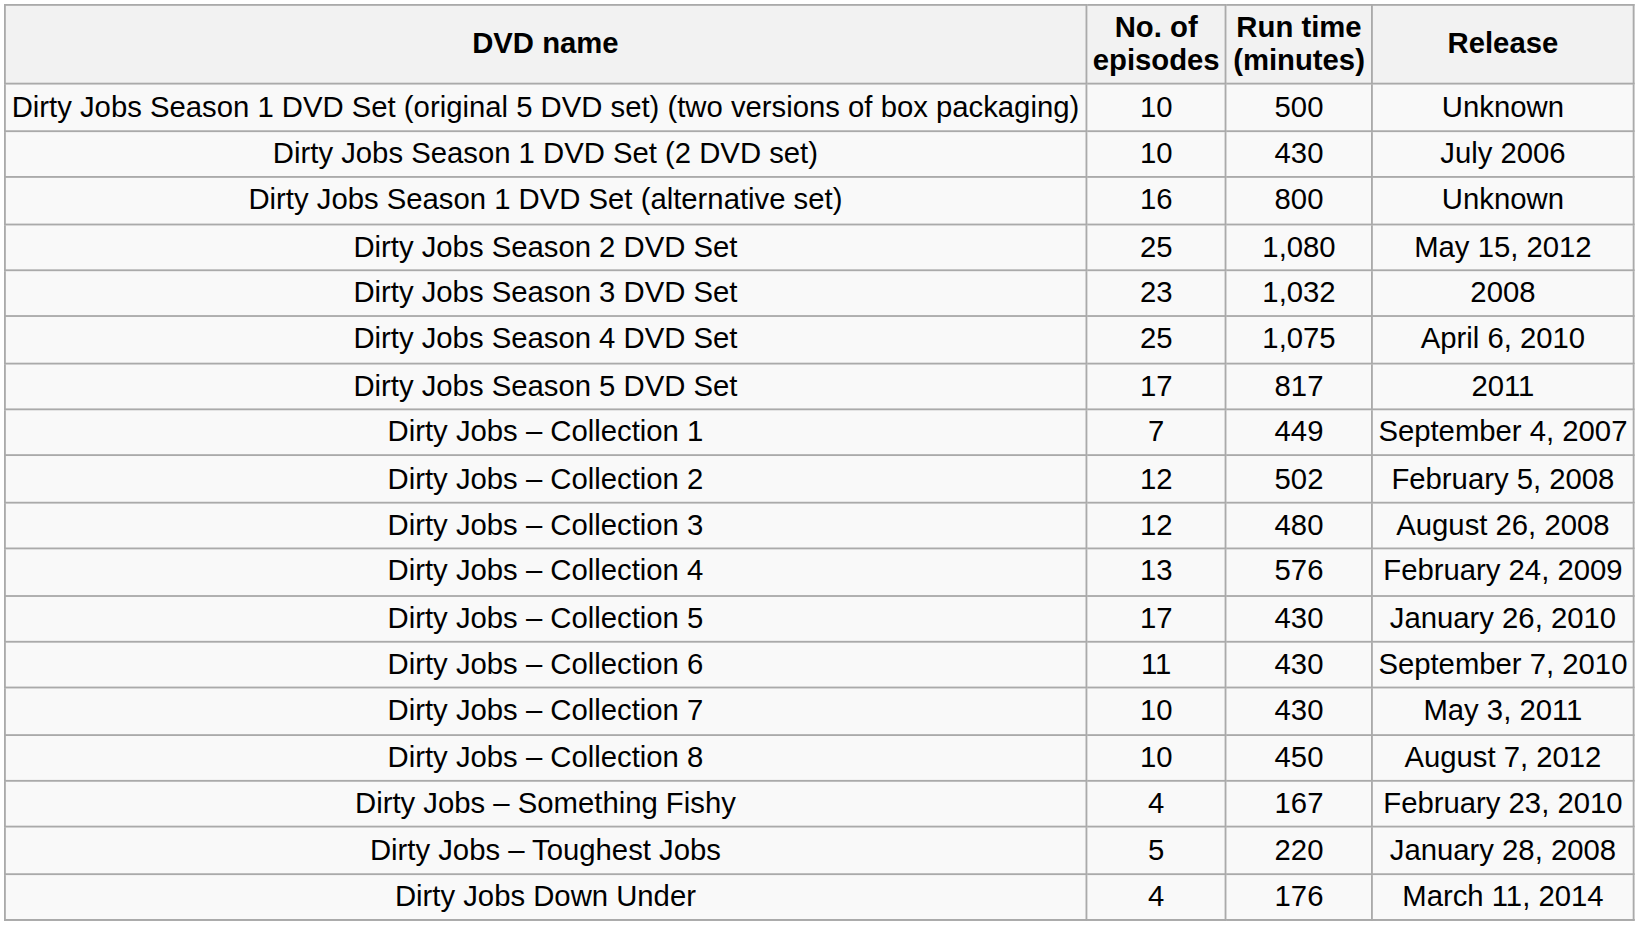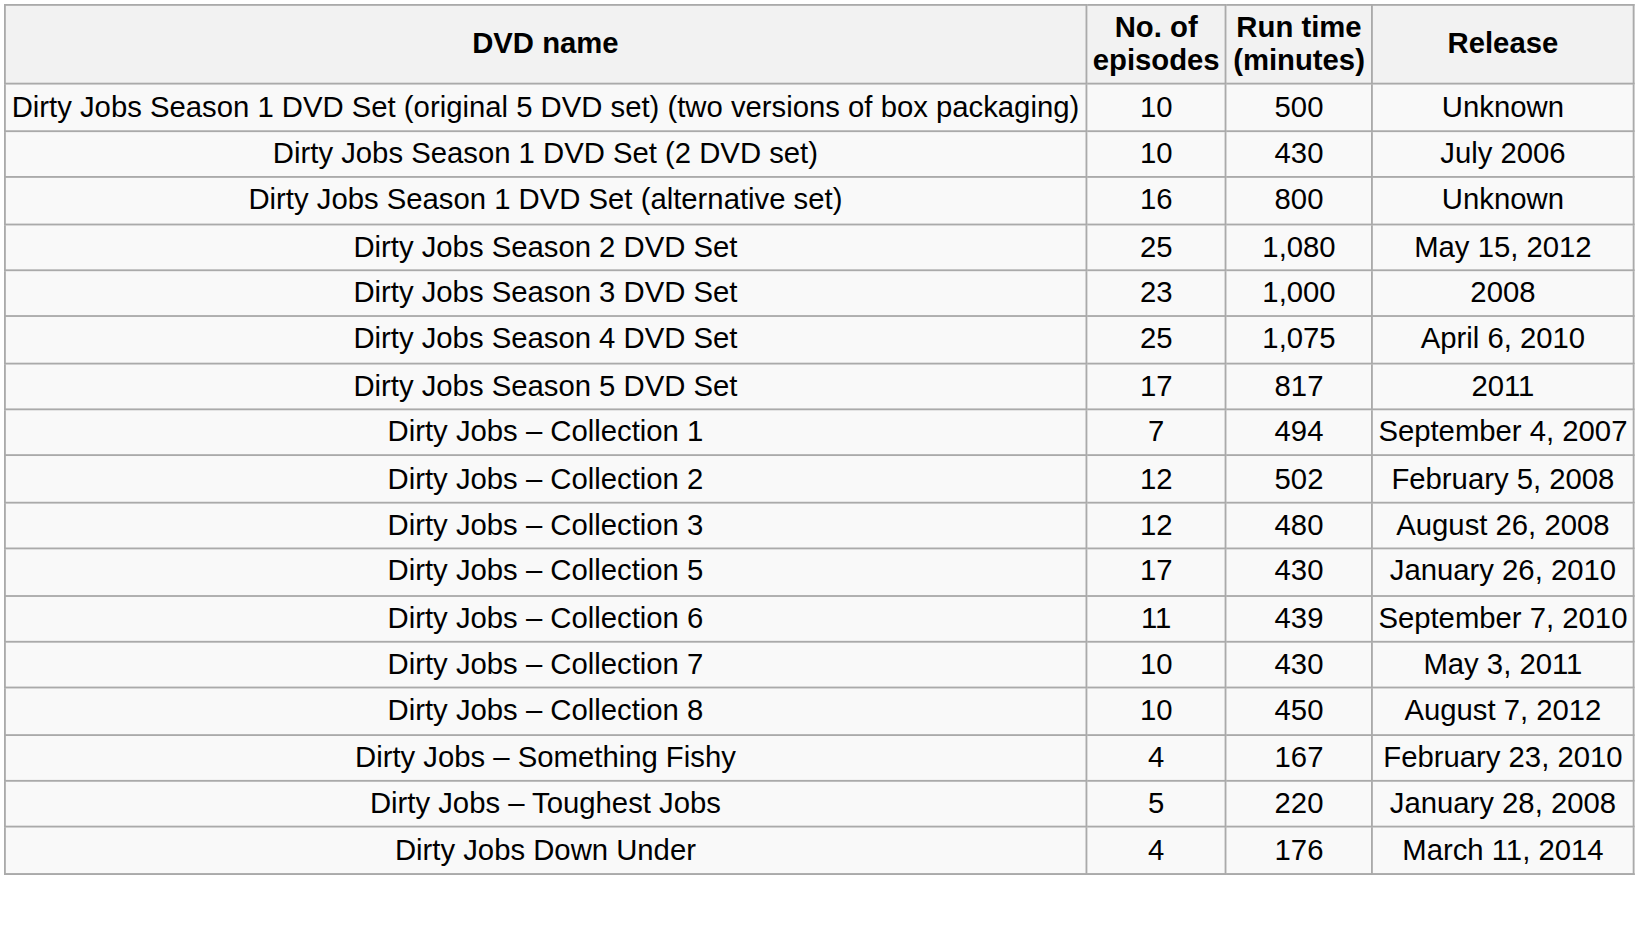(1299, 292) 1,032 -> (1299, 292) 1,000
(1299, 432) 449 -> (1299, 432) 494
- row: (545, 571)
(1299, 664) 430 -> (1299, 617) 439
